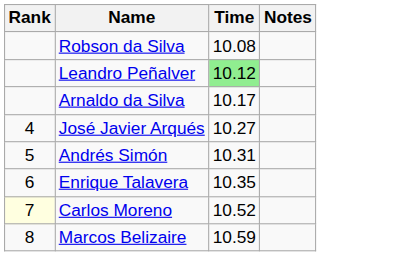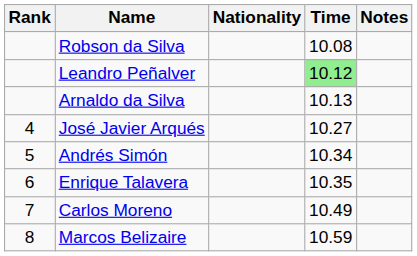+ column: (257, 18)
(234, 100) 10.17 -> (331, 100) 10.13
(234, 155) 10.31 -> (331, 155) 10.34
(30, 210) lightyellow background -> (30, 210) no background
(234, 210) 10.52 -> (331, 210) 10.49
